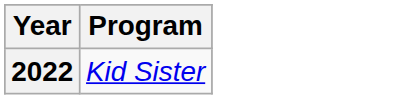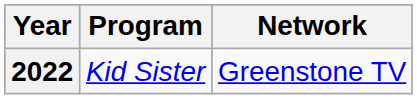+ column: (312, 26)
